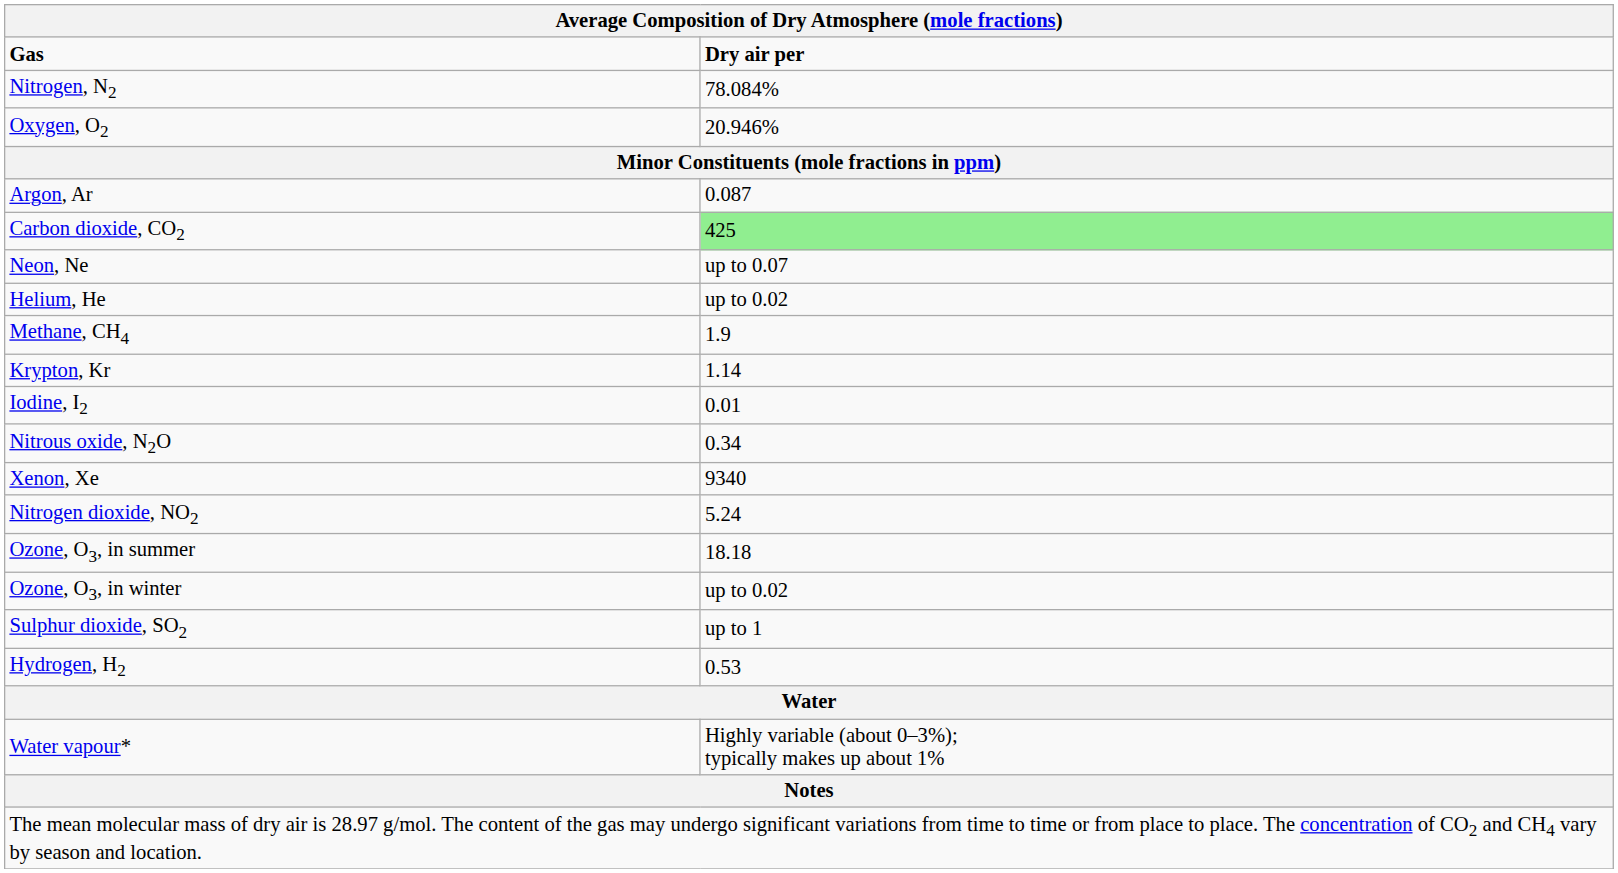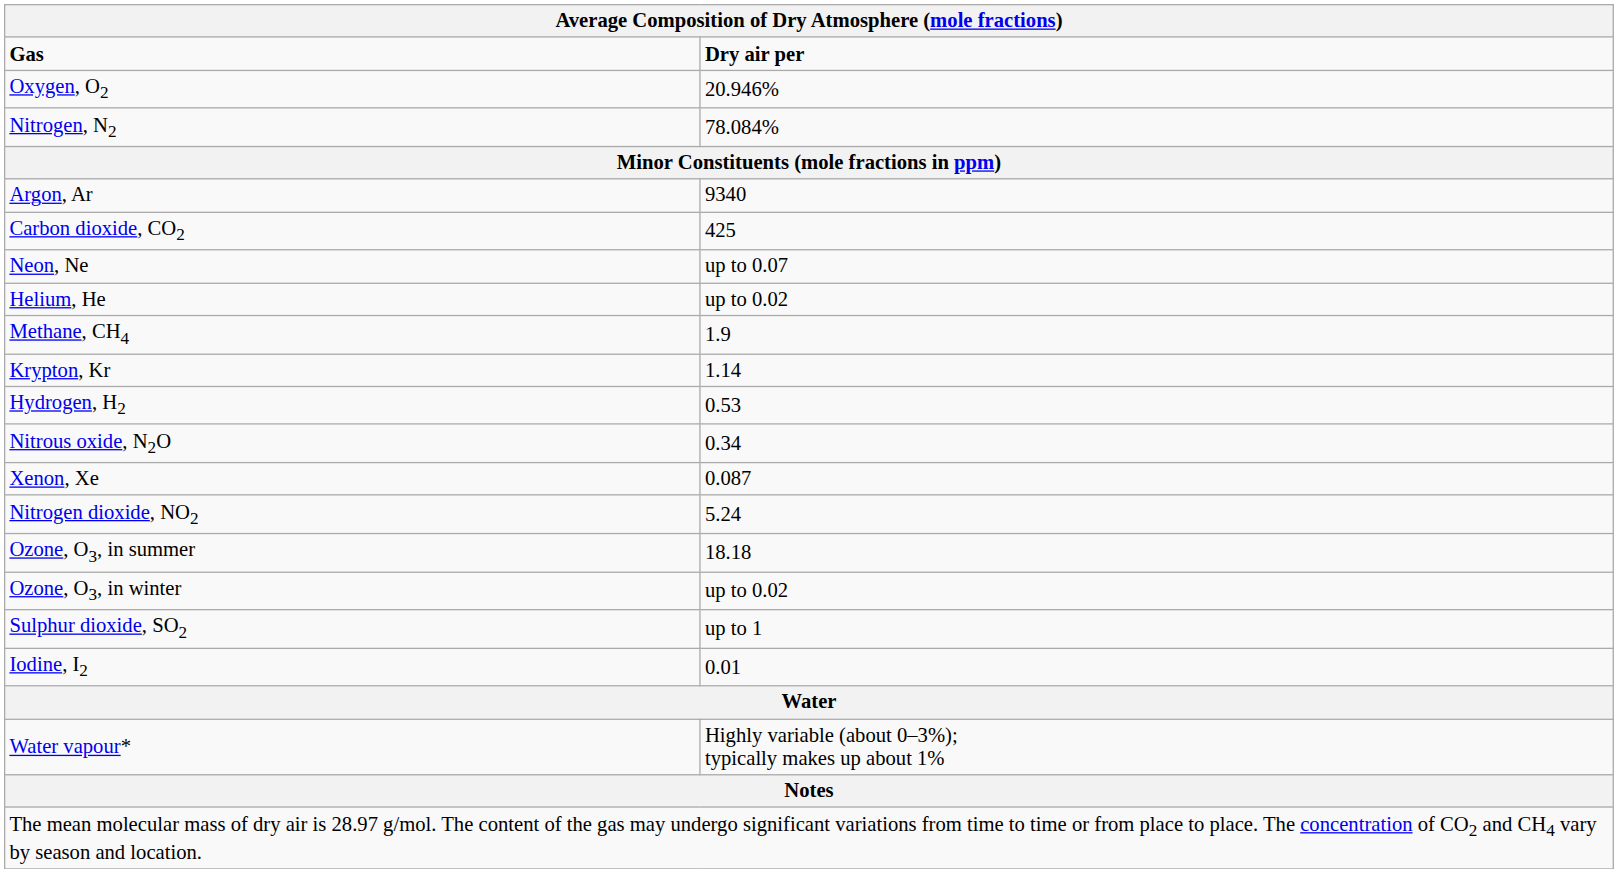rows swapped: (63, 89) <-> (59, 127)
(728, 195) 0.087 -> (726, 195) 9340
(720, 230) lightgreen background -> (720, 230) no background
rows swapped: (68, 666) <-> (49, 405)
(726, 478) 9340 -> (728, 478) 0.087
